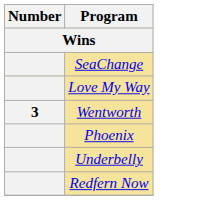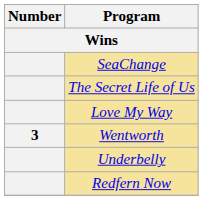+ row: (132, 87)
- row: (109, 135)
